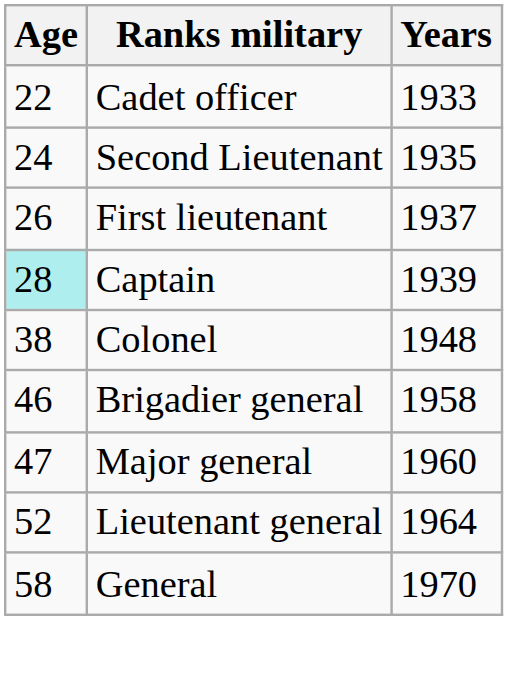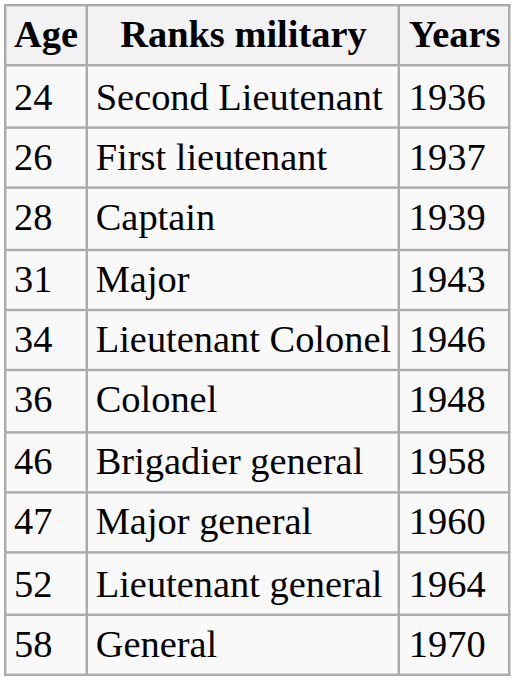- row: (196, 95)
(439, 156) 1935 -> (447, 95) 1936
(33, 278) paleturquoise background -> (33, 217) no background
+ row: (143, 278)
+ row: (243, 339)
(33, 339) 38 -> (33, 400) 36
